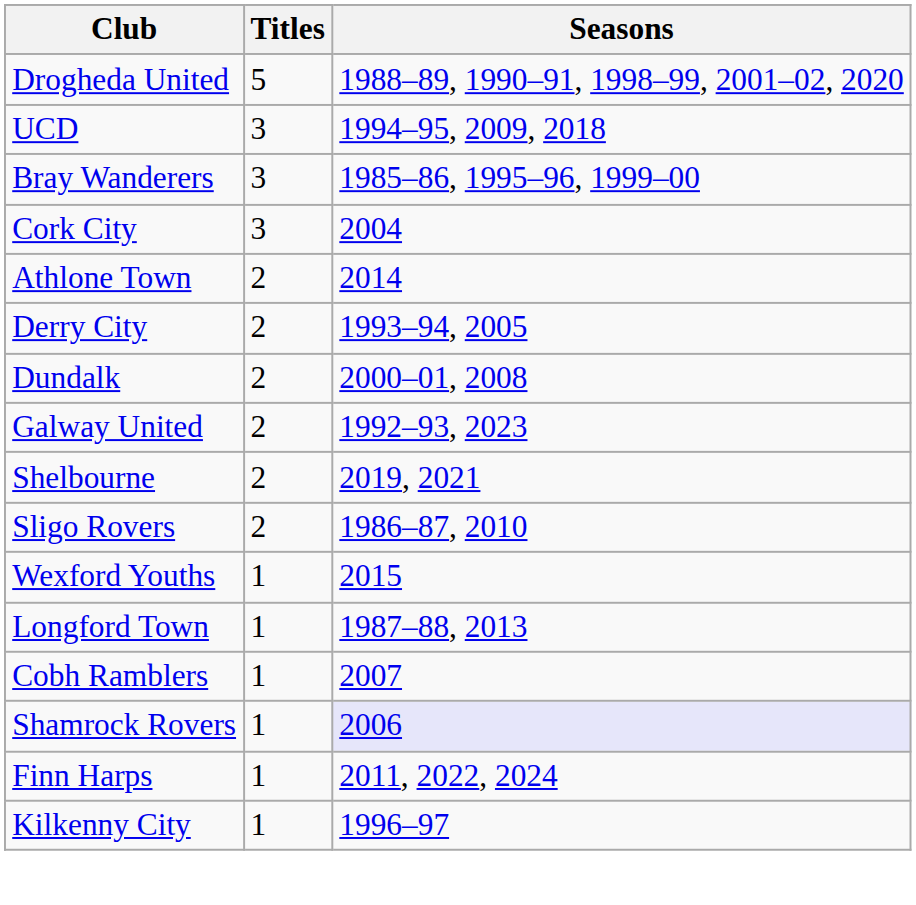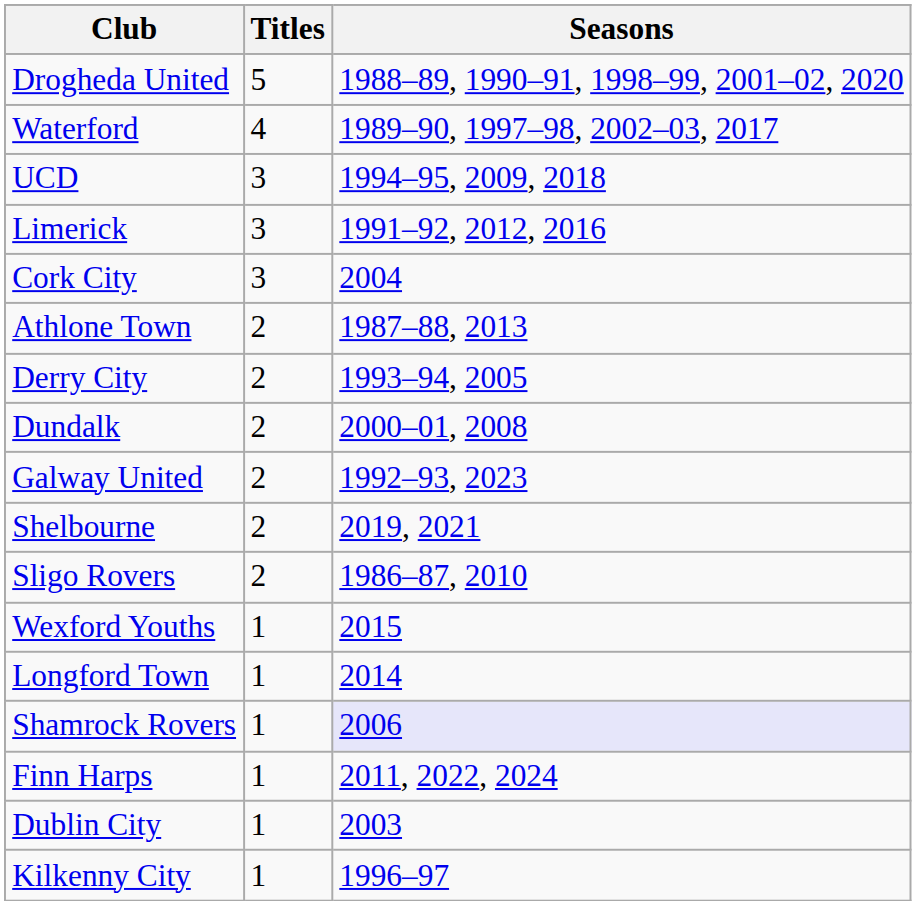+ row: (75, 128)
+ row: (70, 228)
- row: (113, 178)
(371, 278) 2014 -> (433, 327) 1987–88, 2013
(433, 626) 1987–88, 2013 -> (371, 675) 2014
- row: (110, 675)
+ row: (87, 825)
